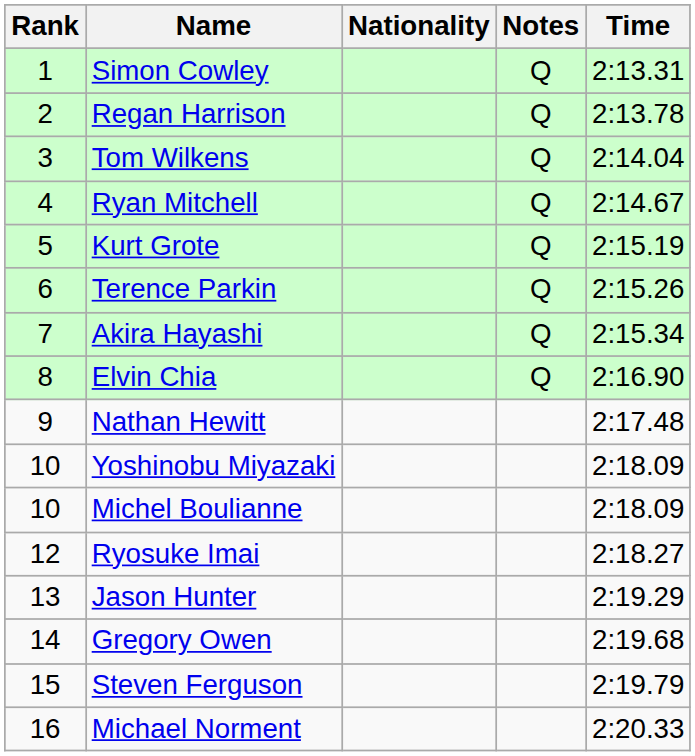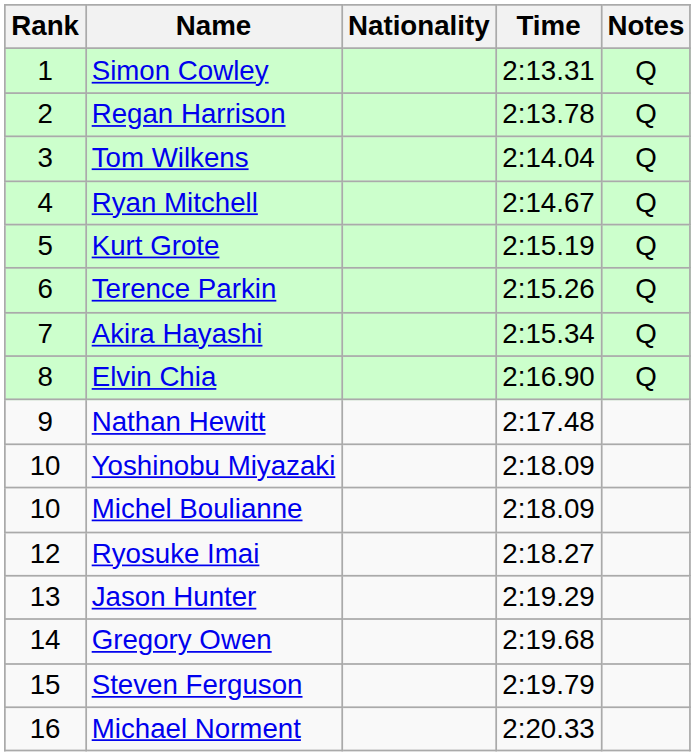columns swapped: (638, 26) <-> (541, 26)
